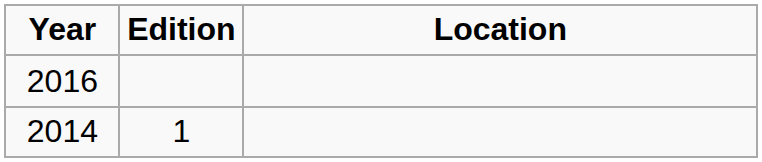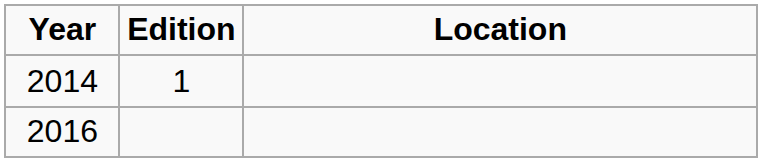rows swapped: (62, 131) <-> (62, 80)
